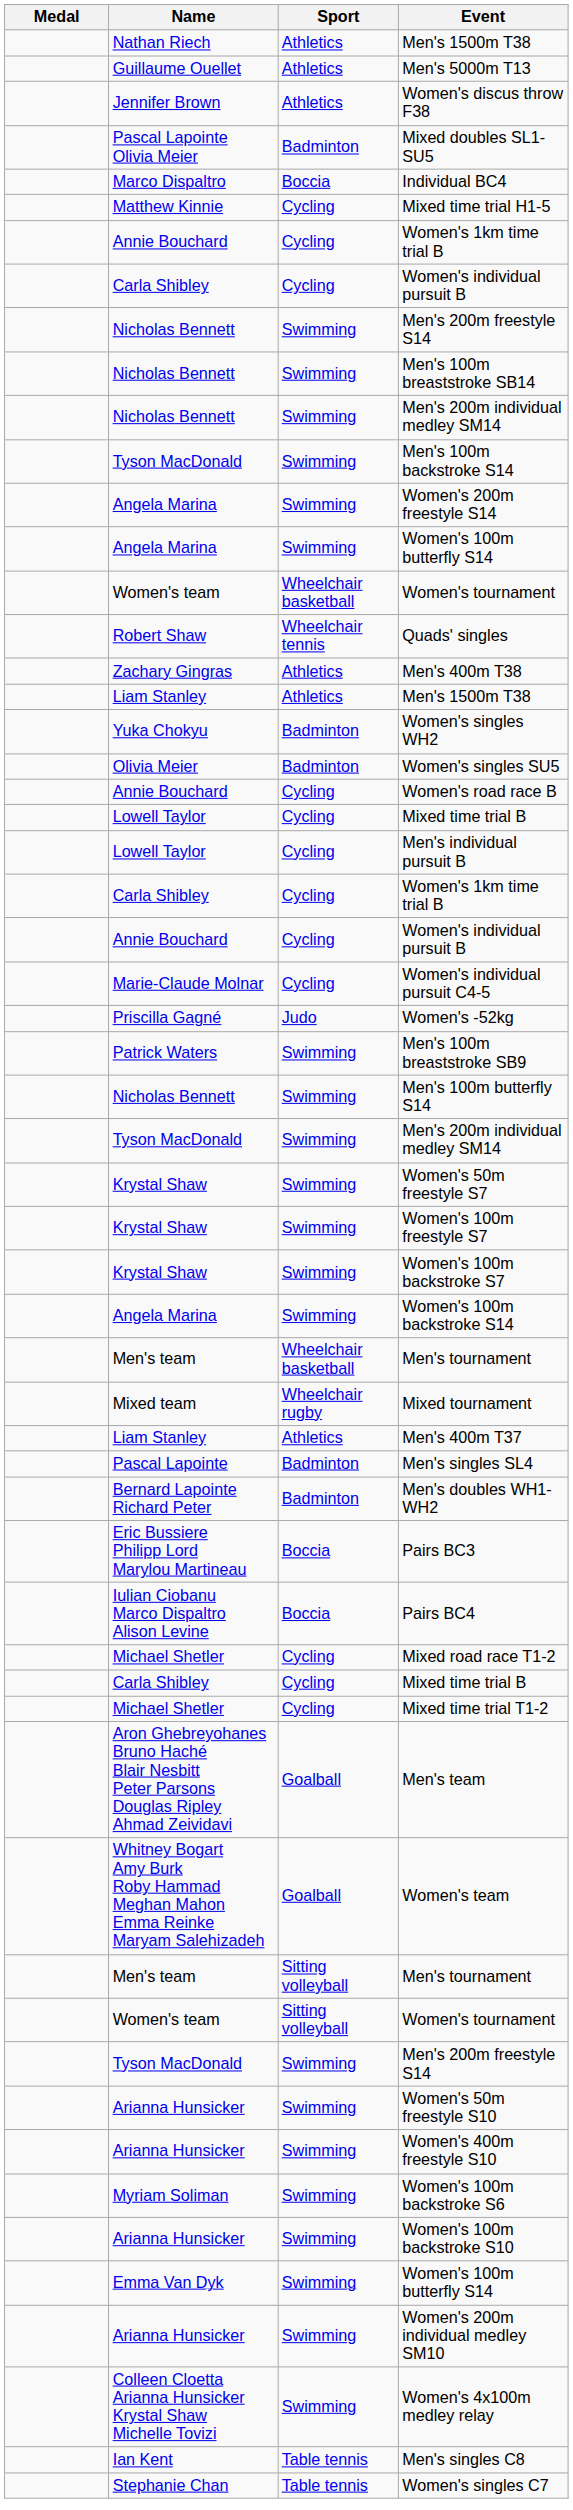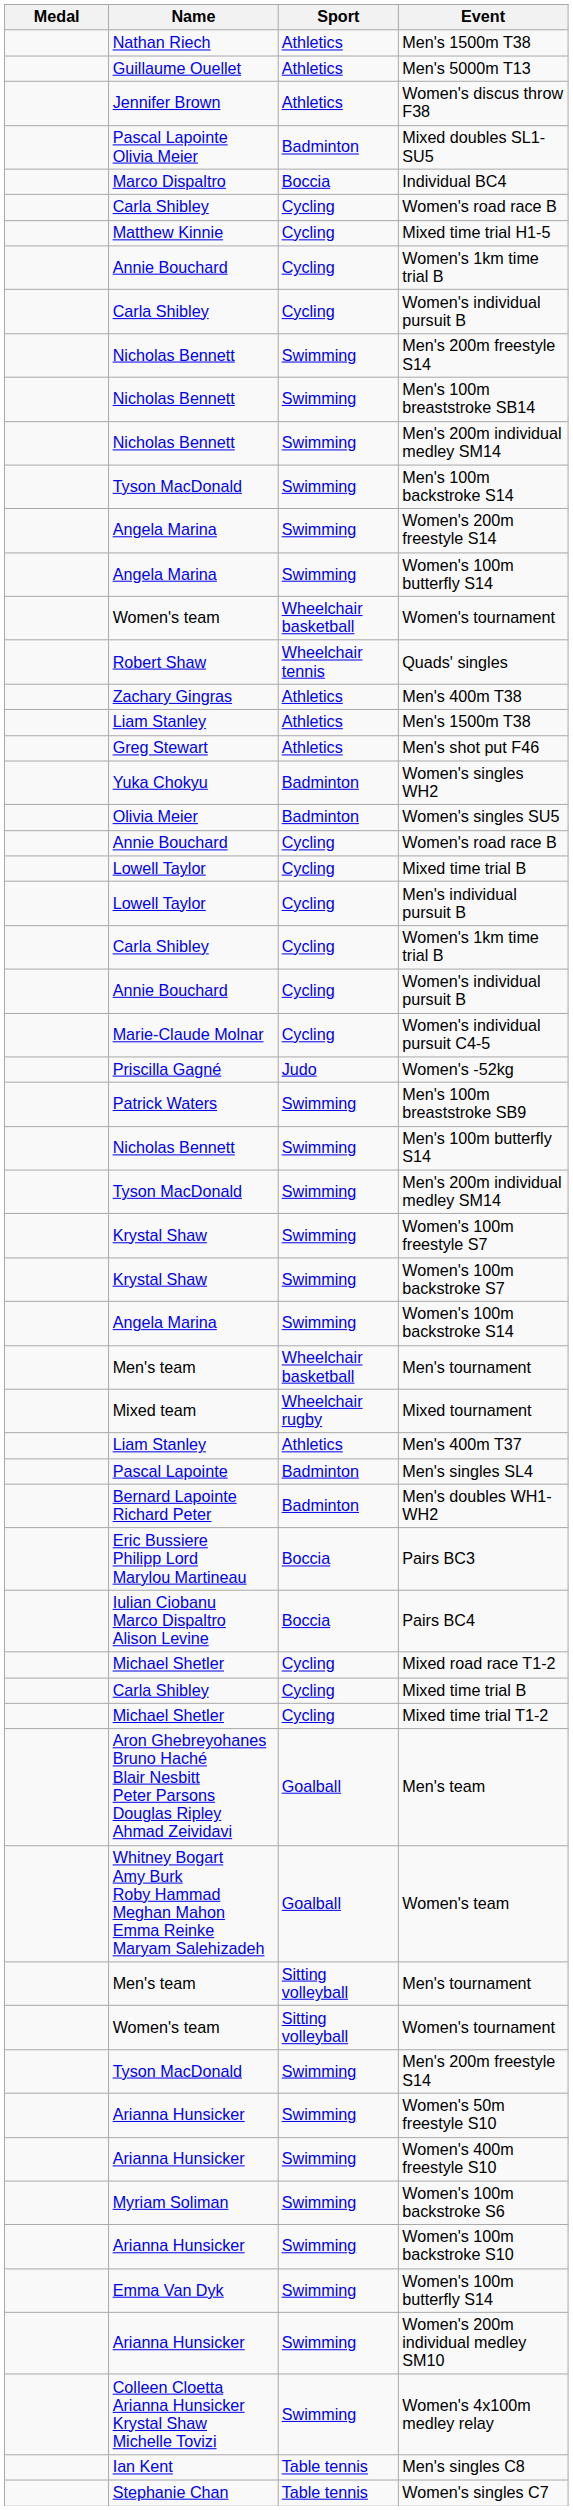+ row: (161, 207)
+ row: (160, 748)
- row: (160, 1184)
